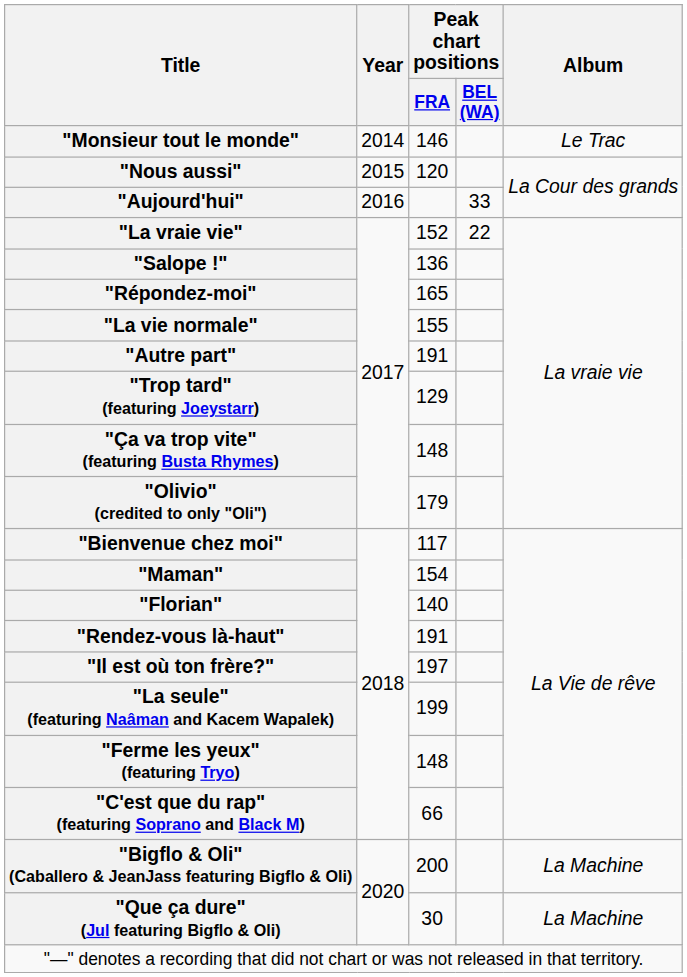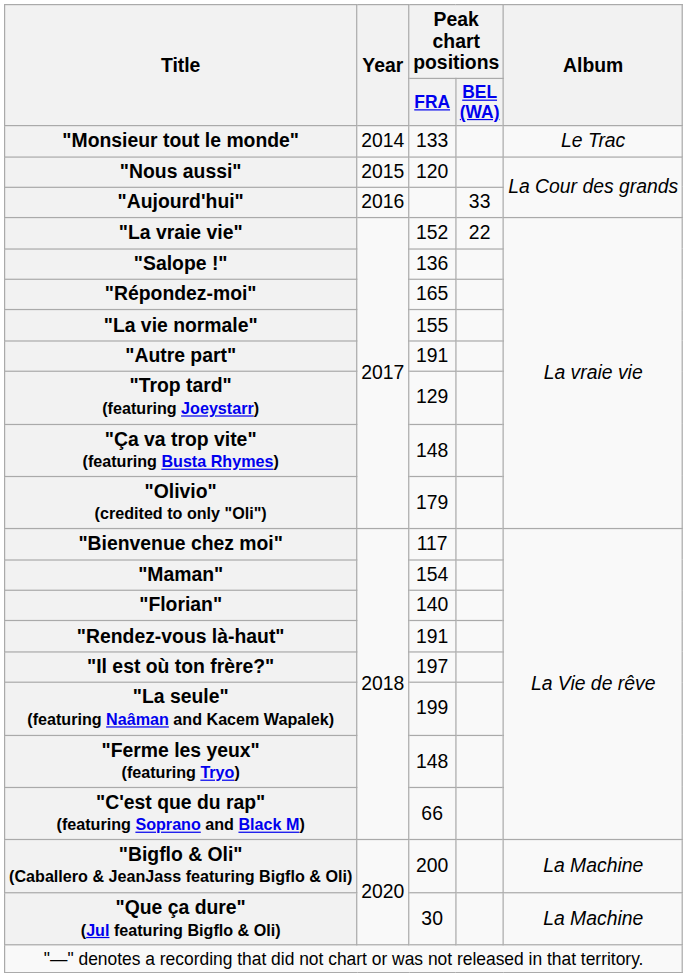(432, 141) 146 -> (432, 141) 133
